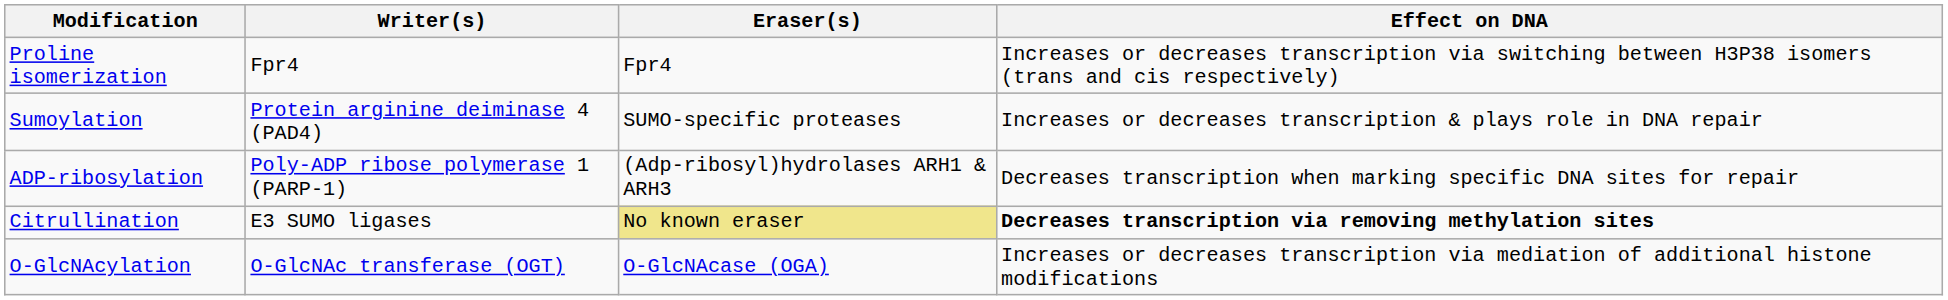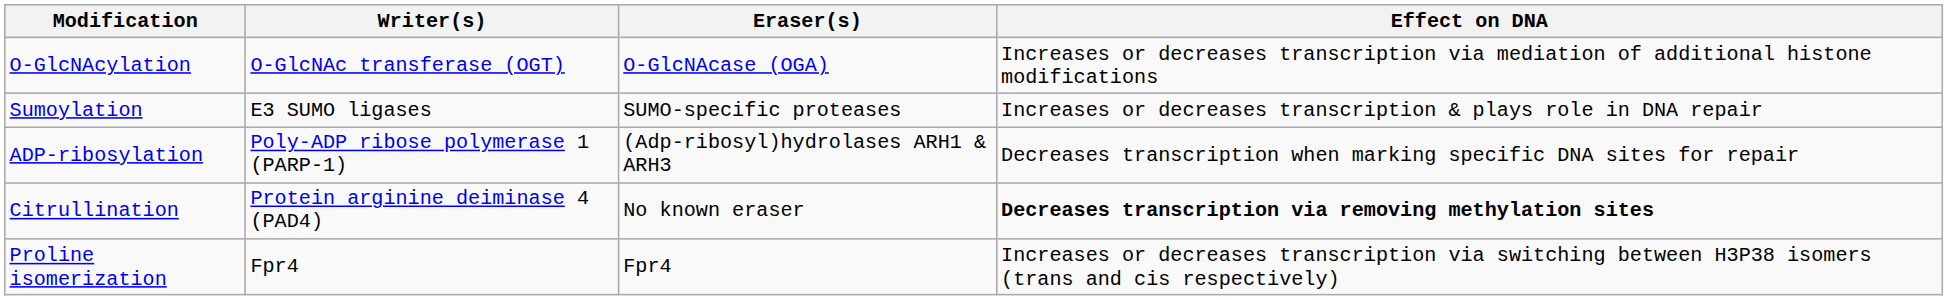rows swapped: (100, 267) <-> (88, 66)
(420, 122) Protein arginine deiminase 4 (PAD4) -> (341, 110) E3 SUMO ligases
(341, 222) E3 SUMO ligases -> (420, 211) Protein arginine deiminase 4 (PAD4)
(714, 222) khaki background -> (714, 211) no background
